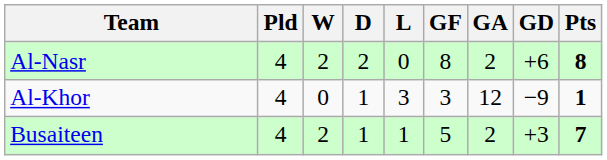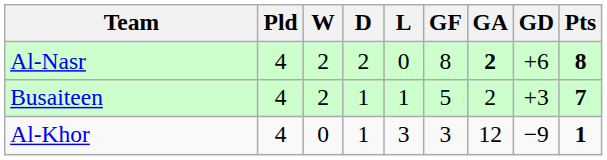(490, 60) normal -> (490, 60) bold
rows swapped: (57, 135) <-> (50, 97)
